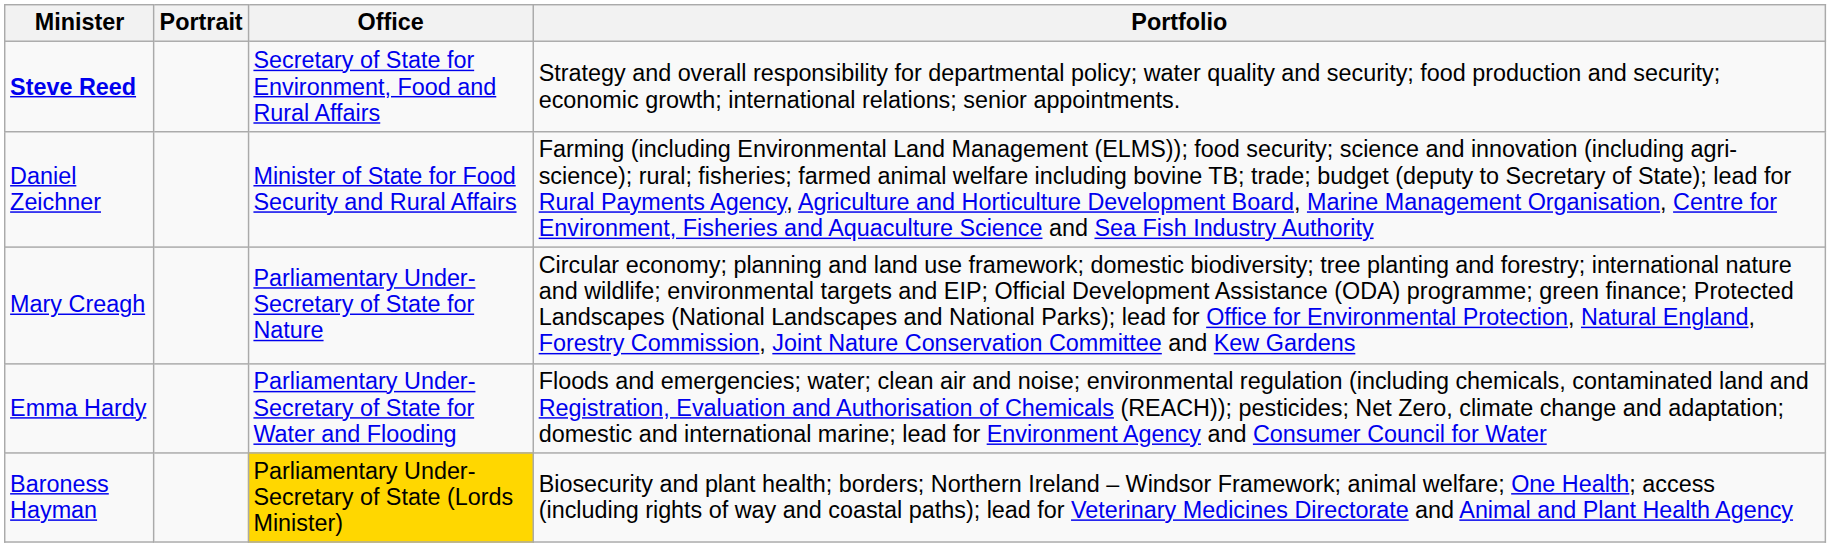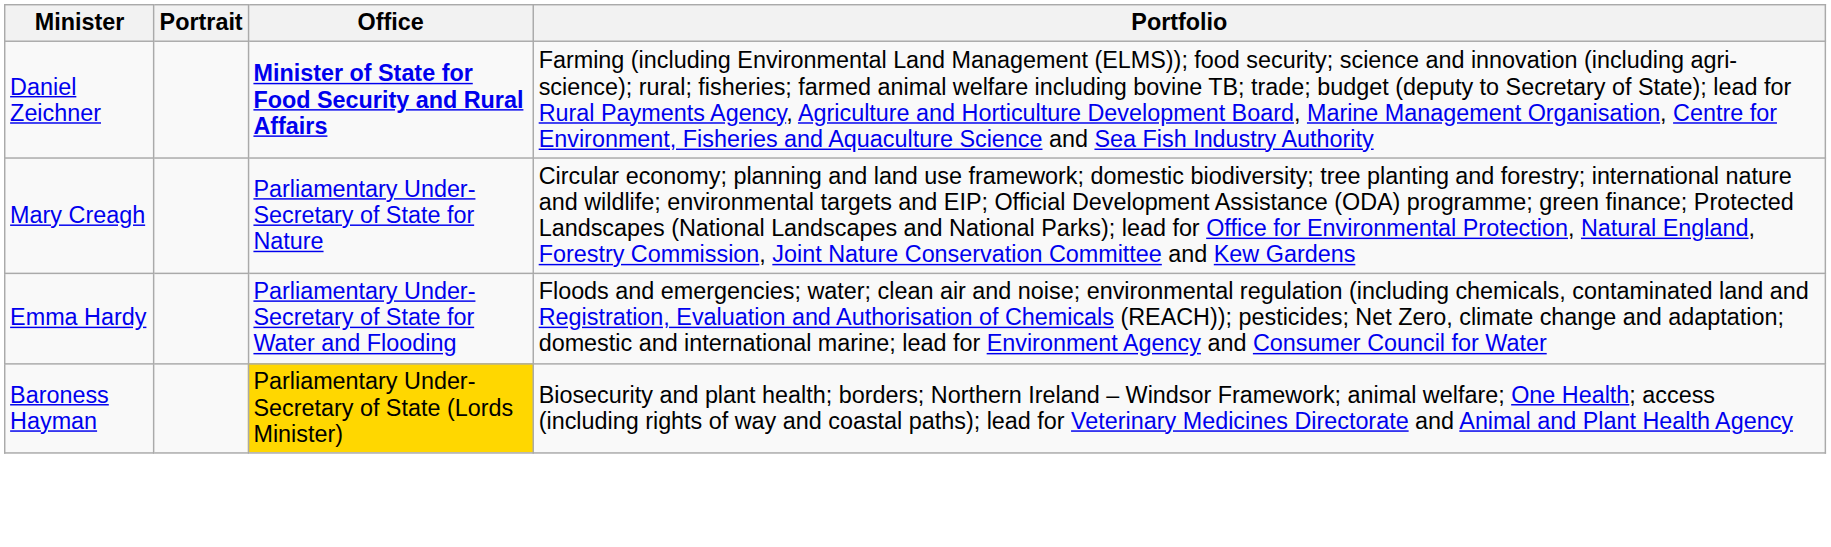- row: (73, 86)
(385, 189) normal -> (388, 99) bold
